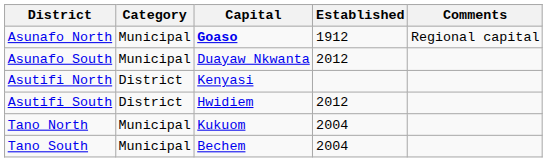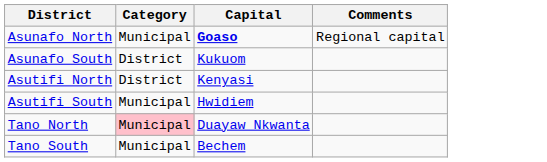- column: (360, 15)
(155, 59) Municipal -> (151, 59) District
(253, 59) Duayaw Nkwanta -> (221, 59) Kukuom
(151, 103) District -> (155, 103) Municipal
(155, 125) no background -> (155, 125) pink background
(221, 125) Kukuom -> (253, 125) Duayaw Nkwanta
